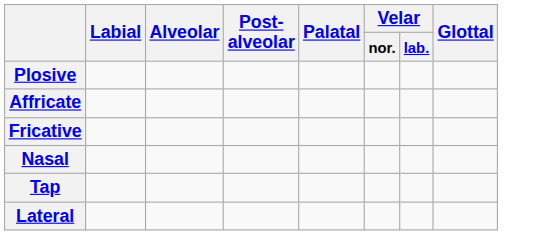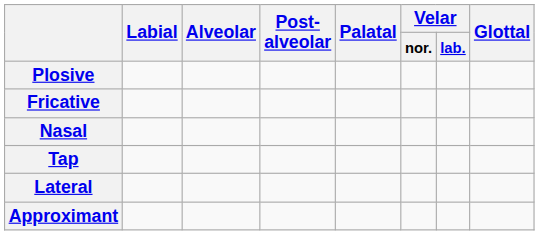- row: (45, 103)
+ row: (63, 215)
